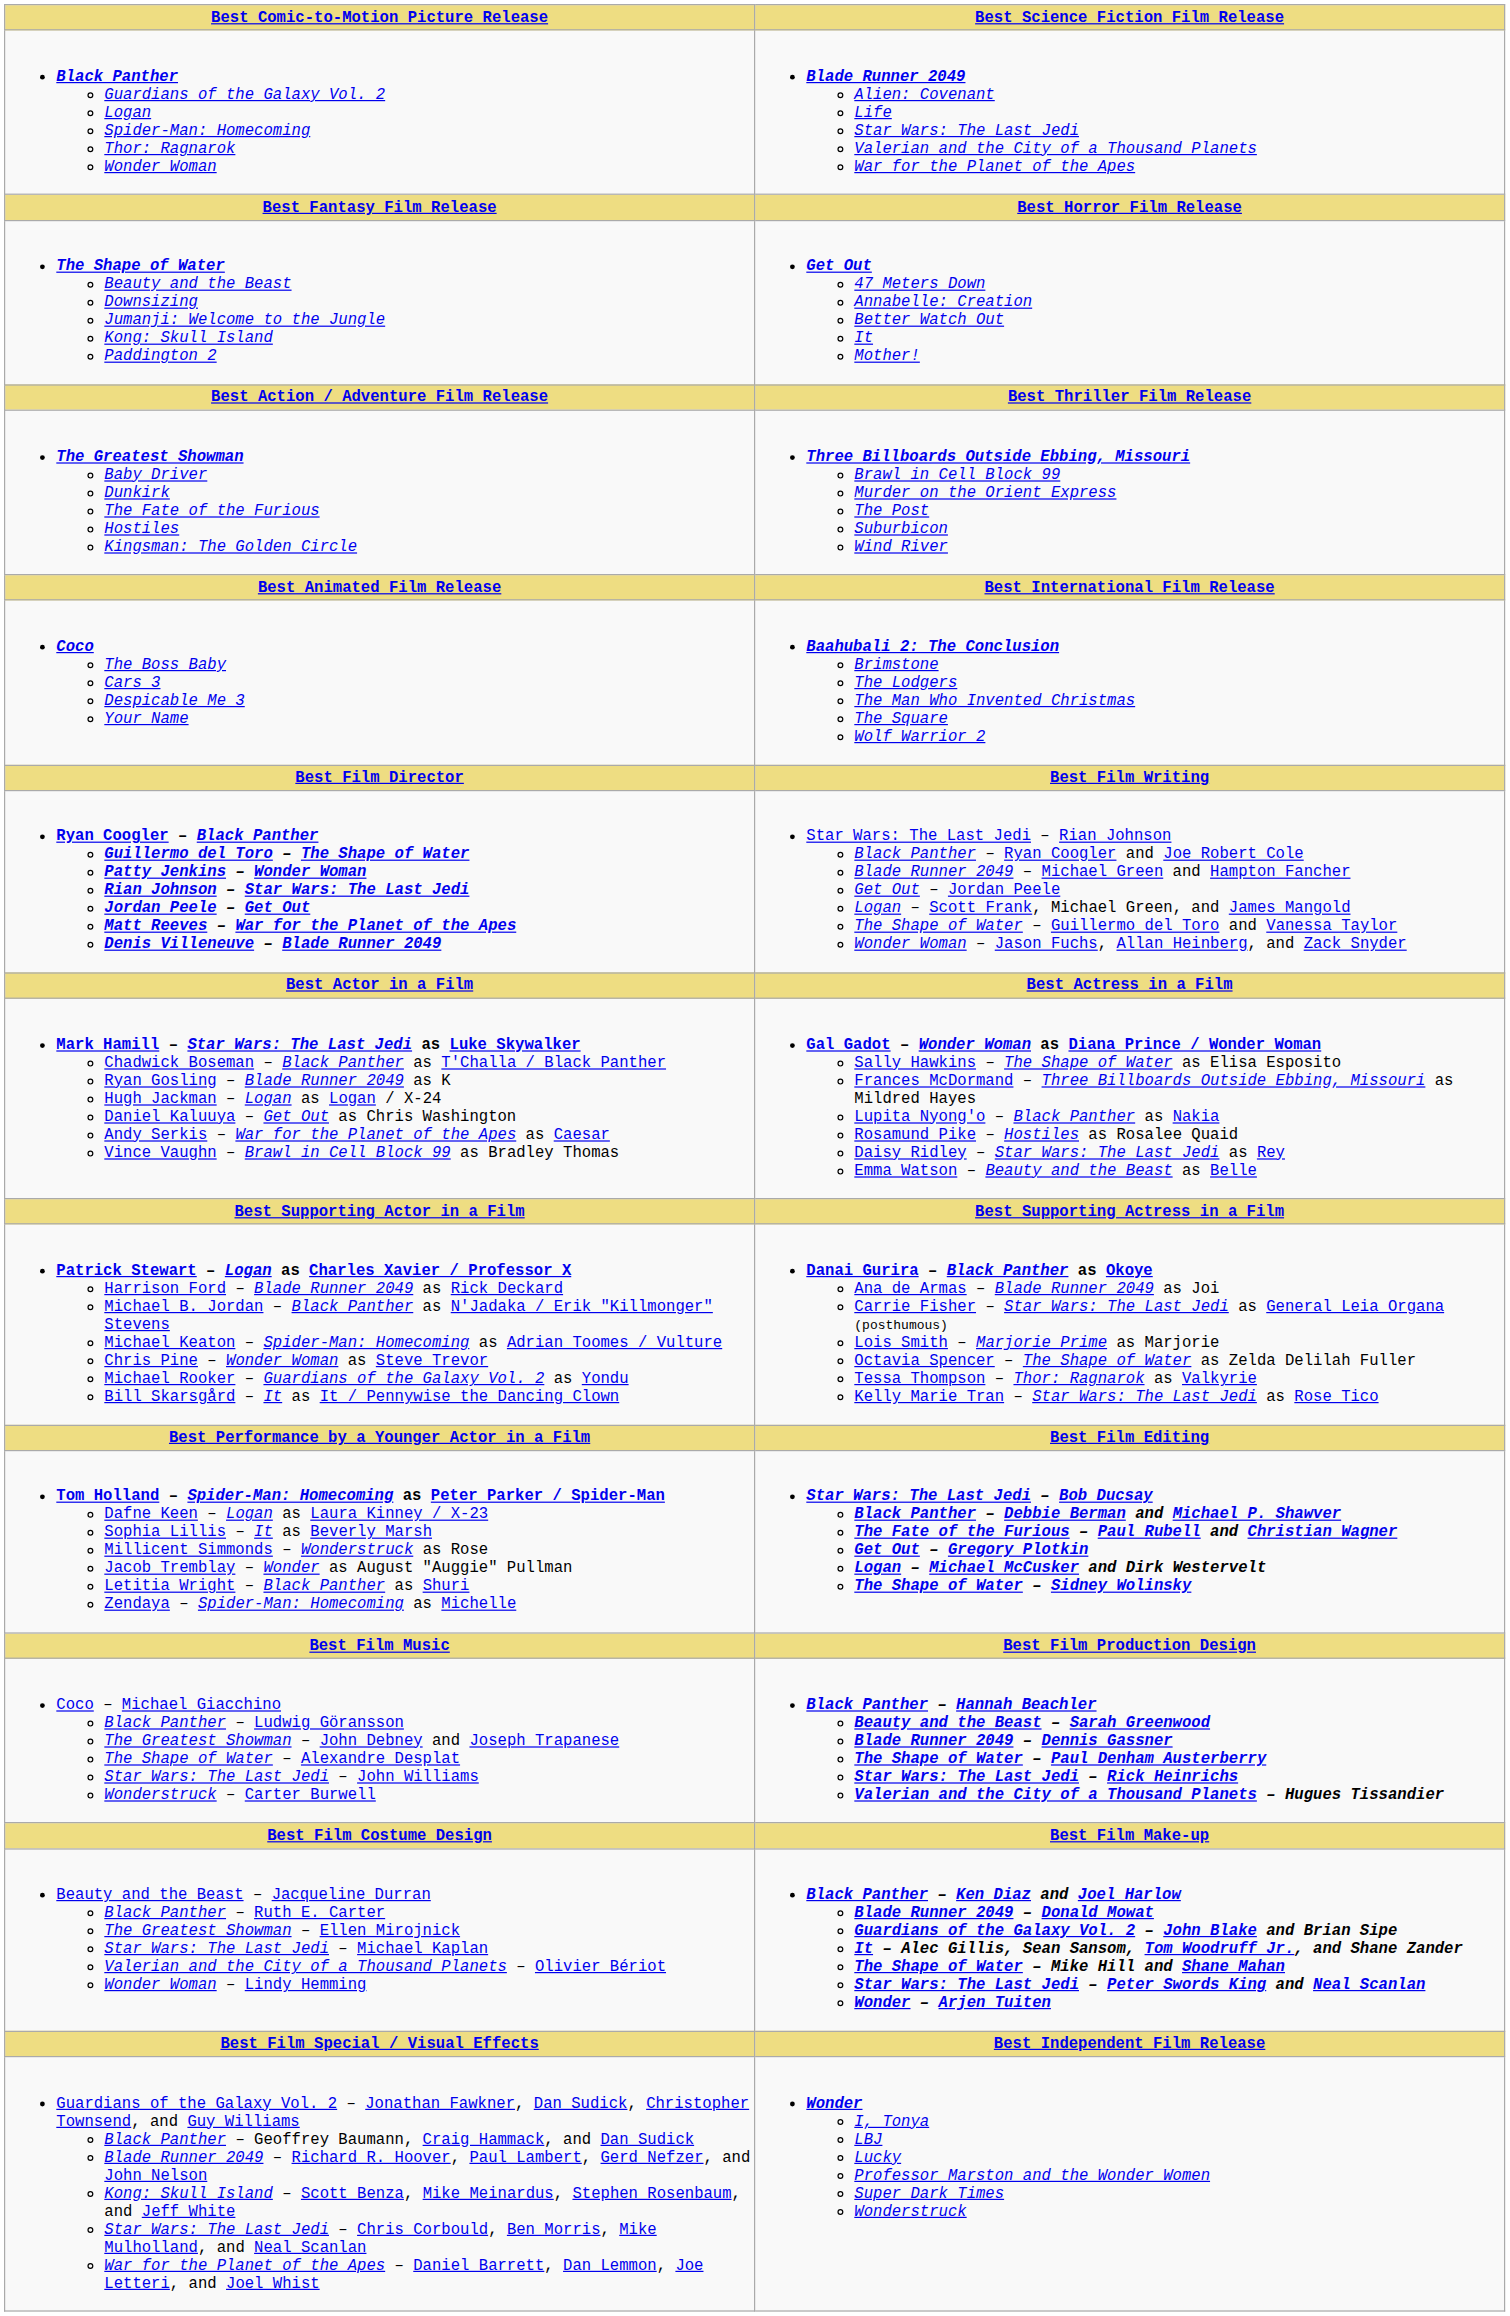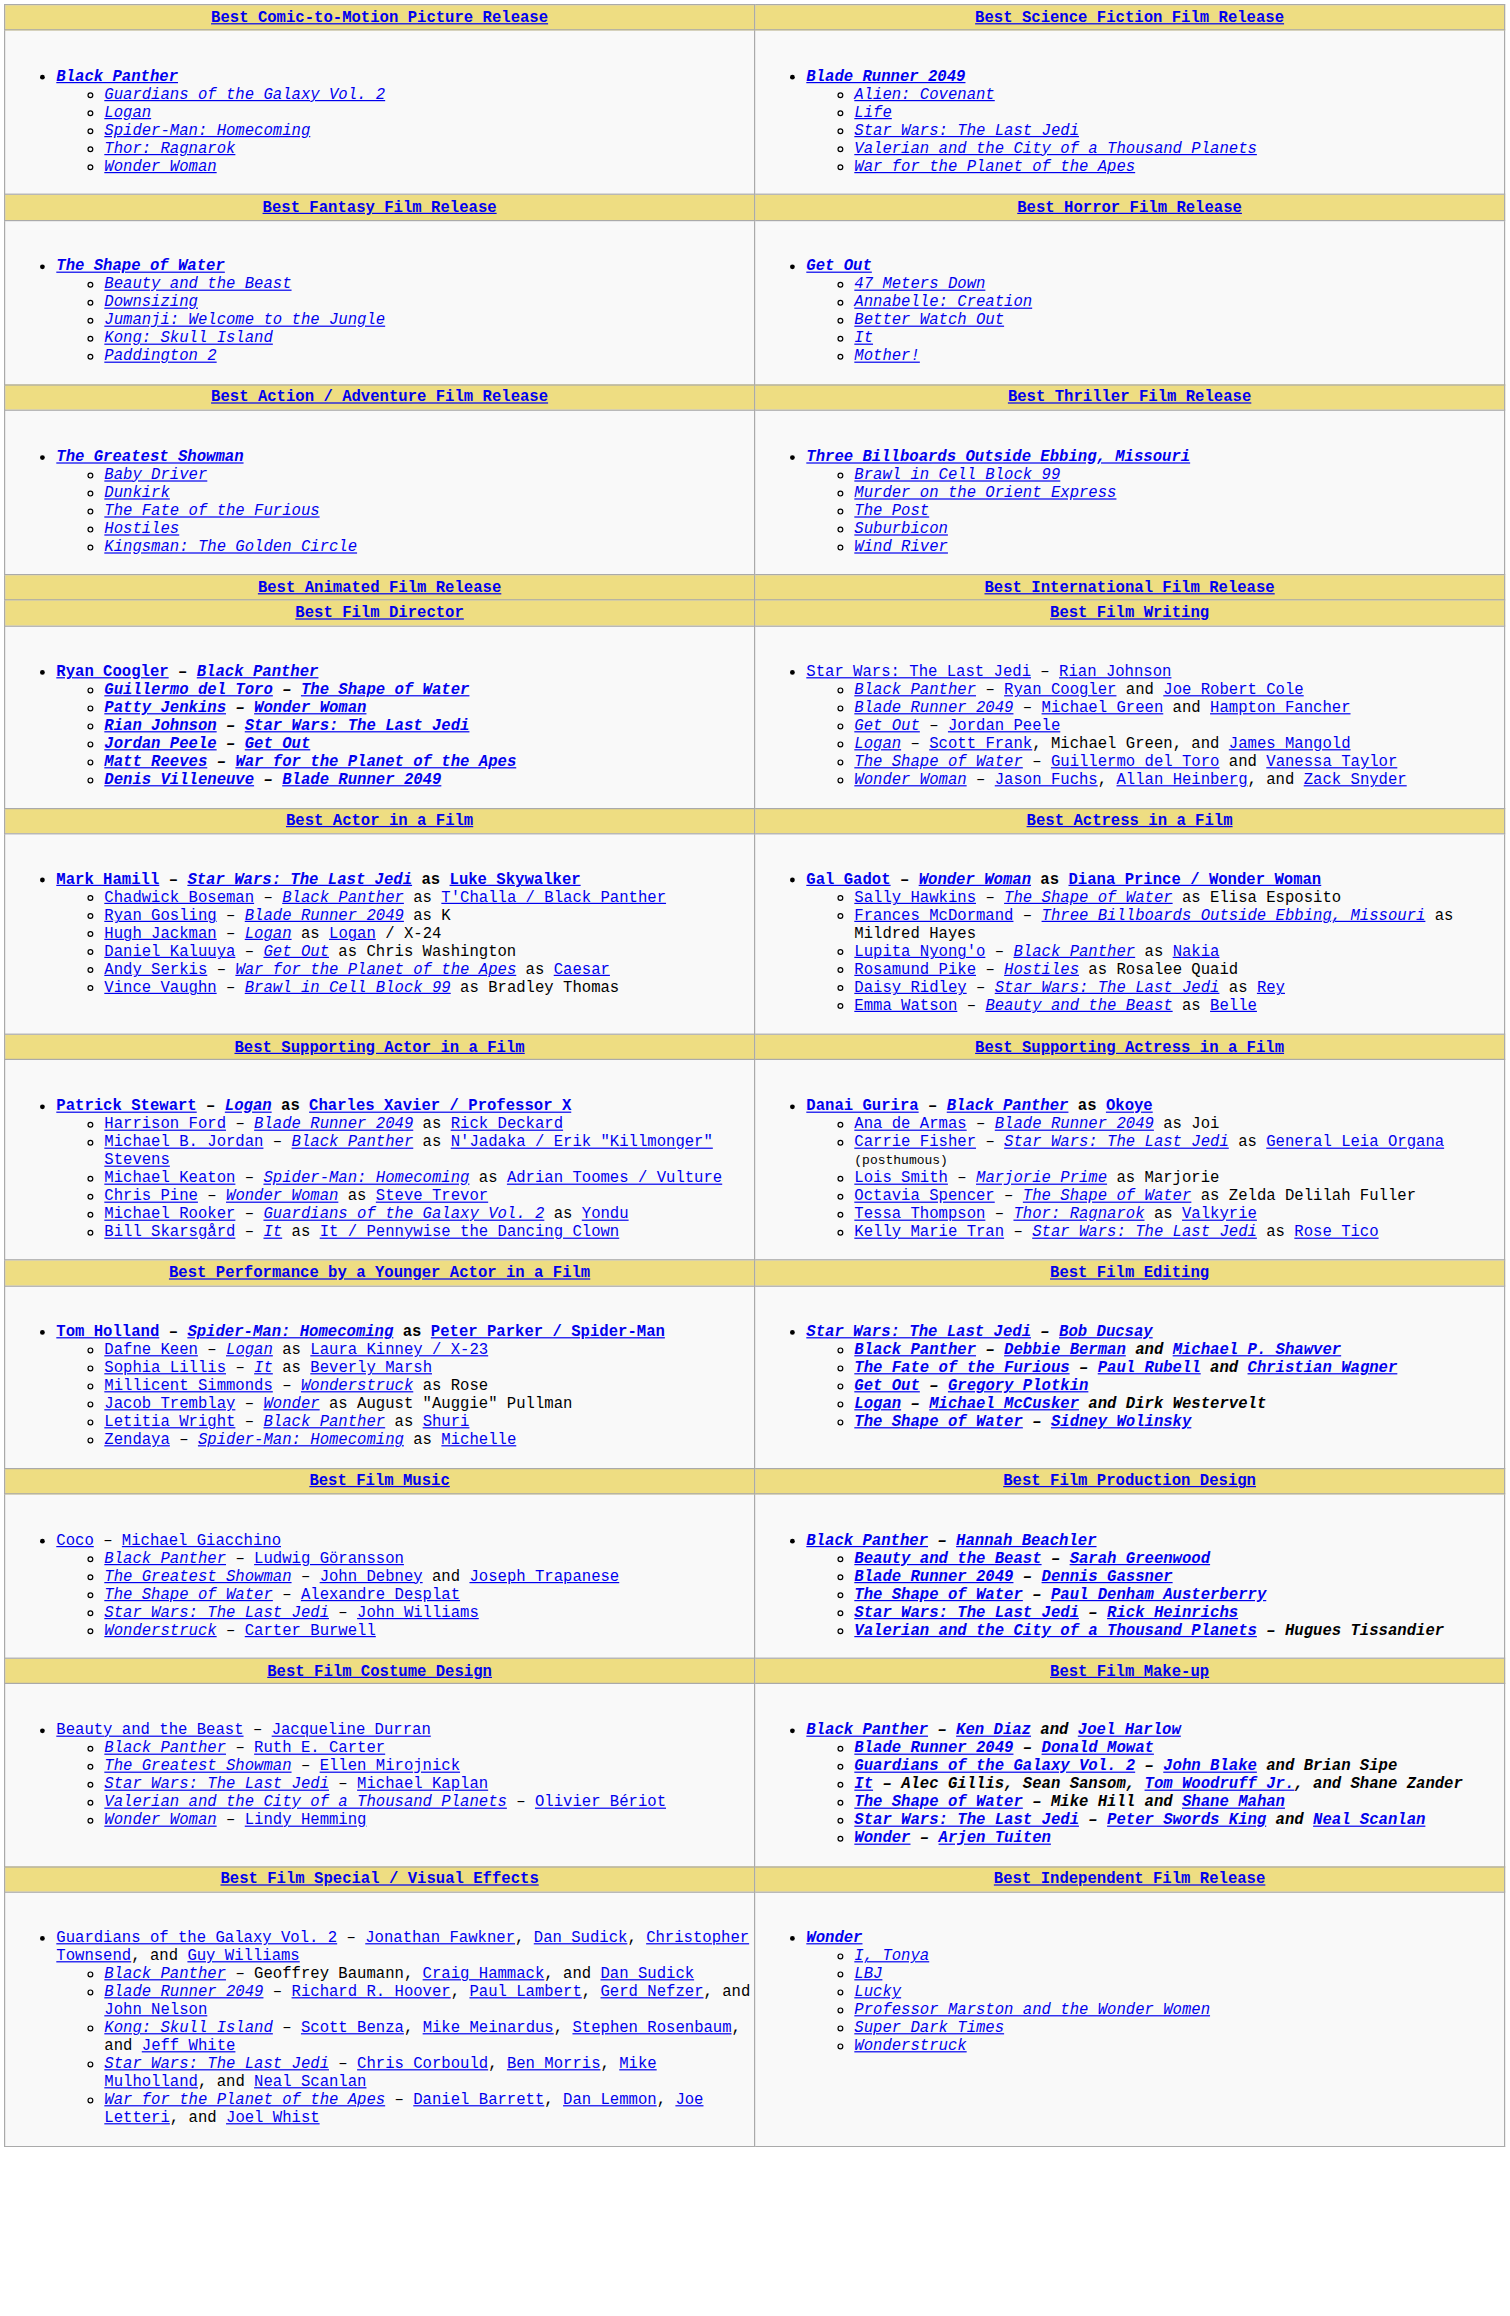- row: (380, 682)
